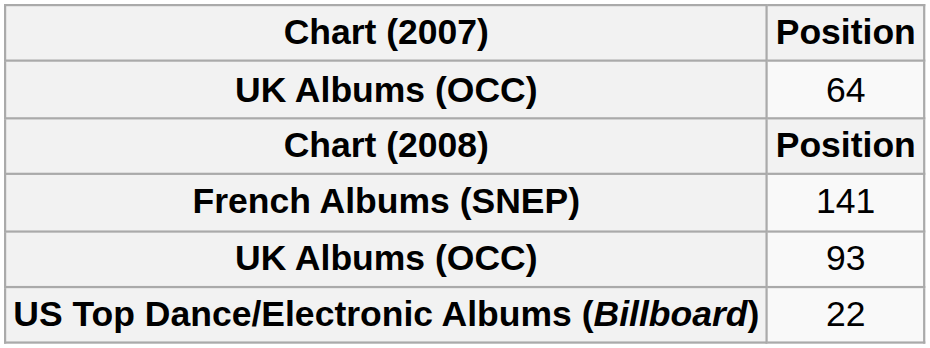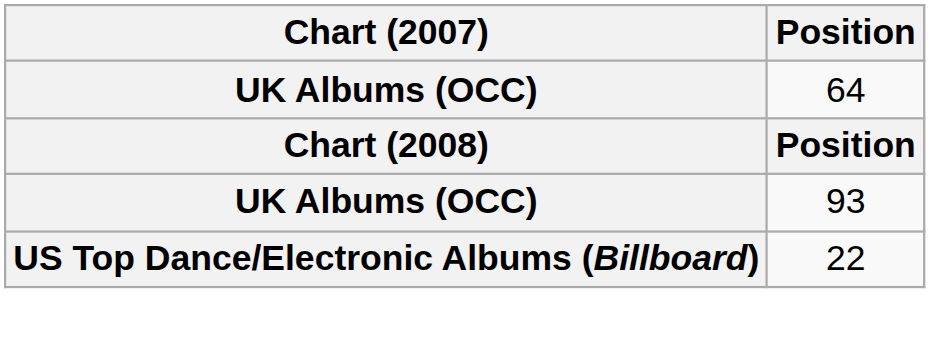- row: (846, 201)
